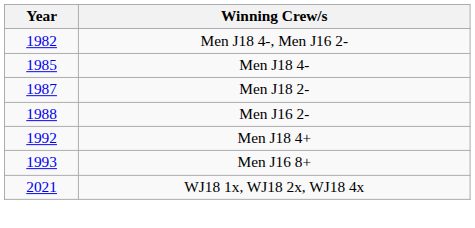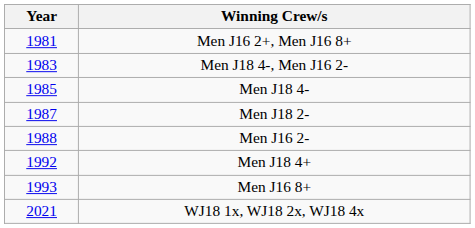+ row: (274, 41)
(42, 41) 1982 -> (42, 65) 1983
